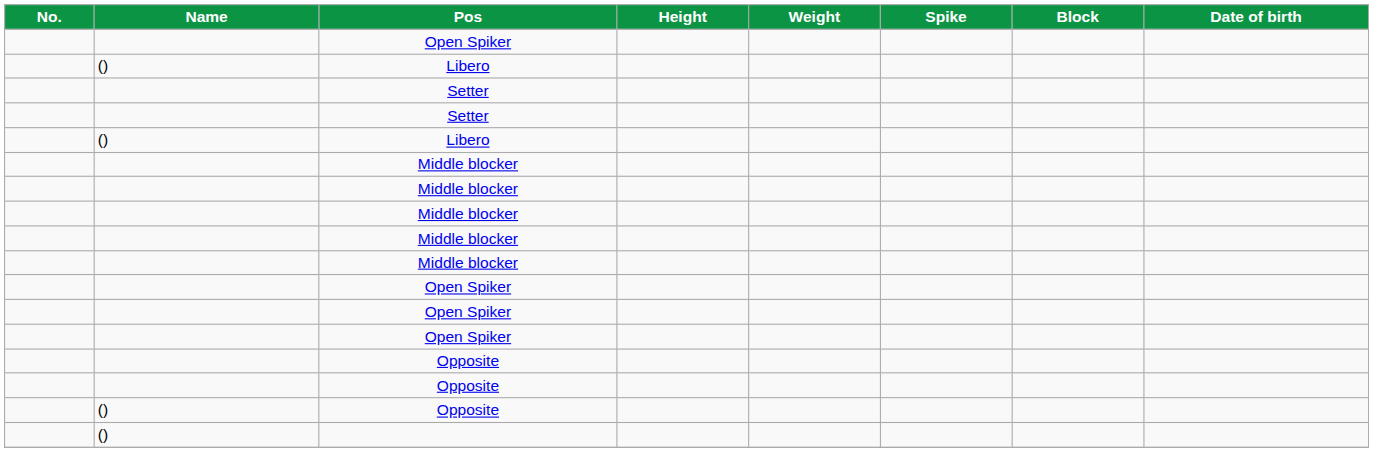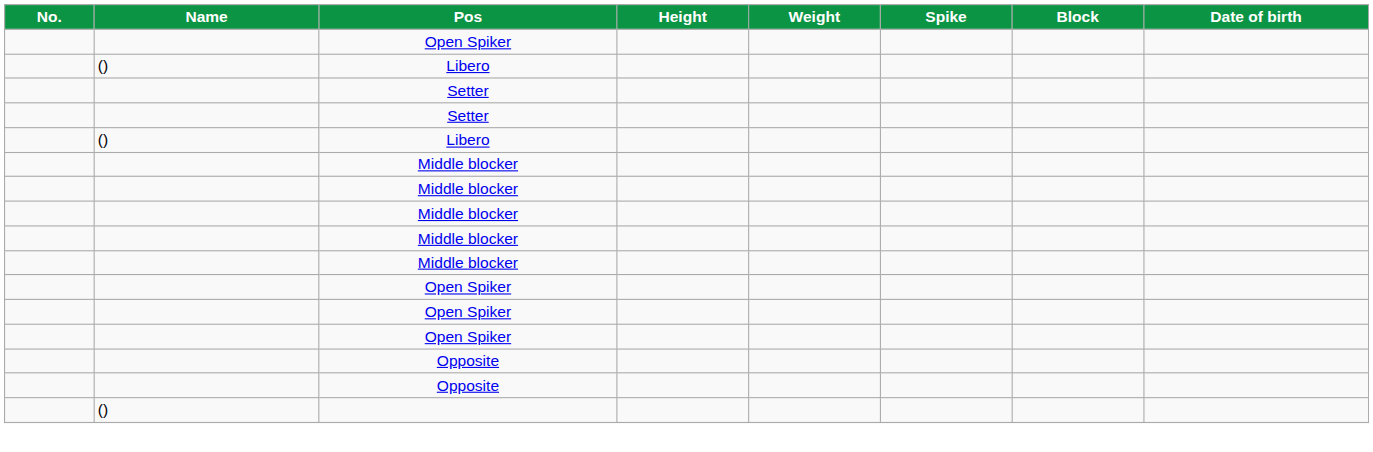- row: (103, 410)
